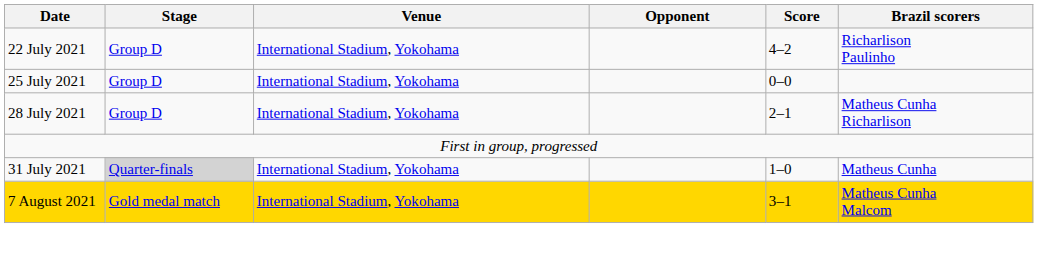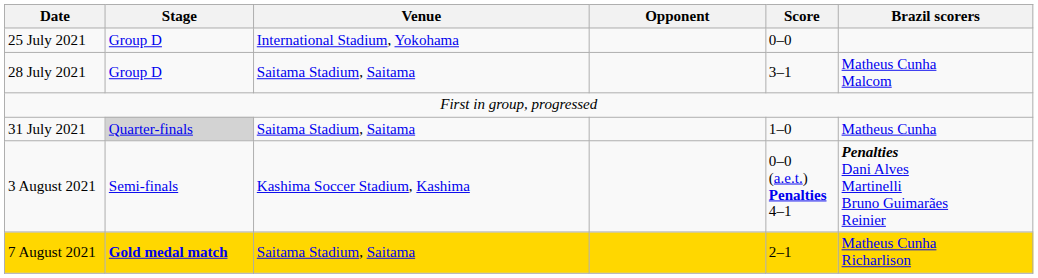- row: (47, 48)
(358, 113) International Stadium, Yokohama -> (336, 72) Saitama Stadium, Saitama
(780, 113) 2–1 -> (780, 72) 3–1
(889, 113) Matheus Cunha Richarlison -> (889, 72) Matheus Cunha Malcom
(358, 169) International Stadium, Yokohama -> (336, 128) Saitama Stadium, Saitama
+ row: (52, 186)
(164, 201) normal -> (168, 252) bold
(358, 201) International Stadium, Yokohama -> (336, 252) Saitama Stadium, Saitama
(780, 201) 3–1 -> (780, 252) 2–1
(889, 201) Matheus Cunha Malcom -> (889, 252) Matheus Cunha Richarlison
